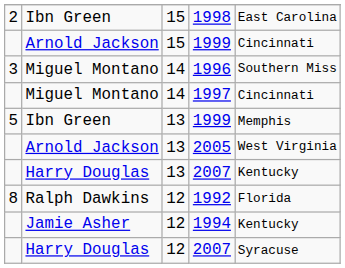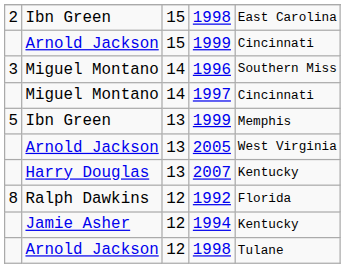+ row: (176, 250)
- row: (176, 250)
